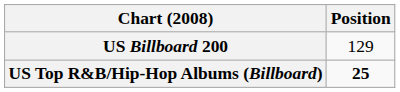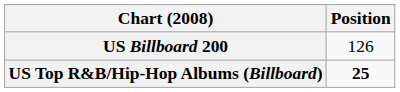(361, 45) 129 -> (361, 45) 126
